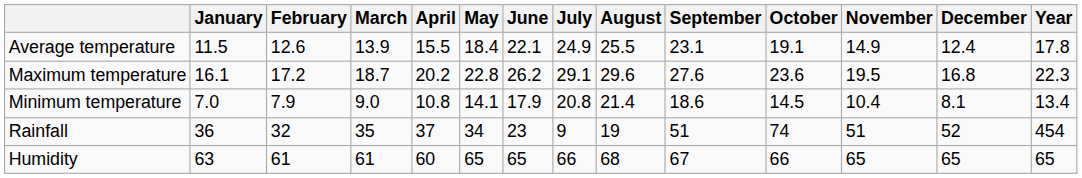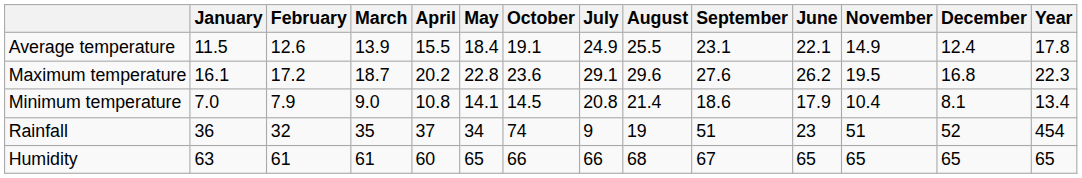columns swapped: (528, 18) <-> (804, 18)
